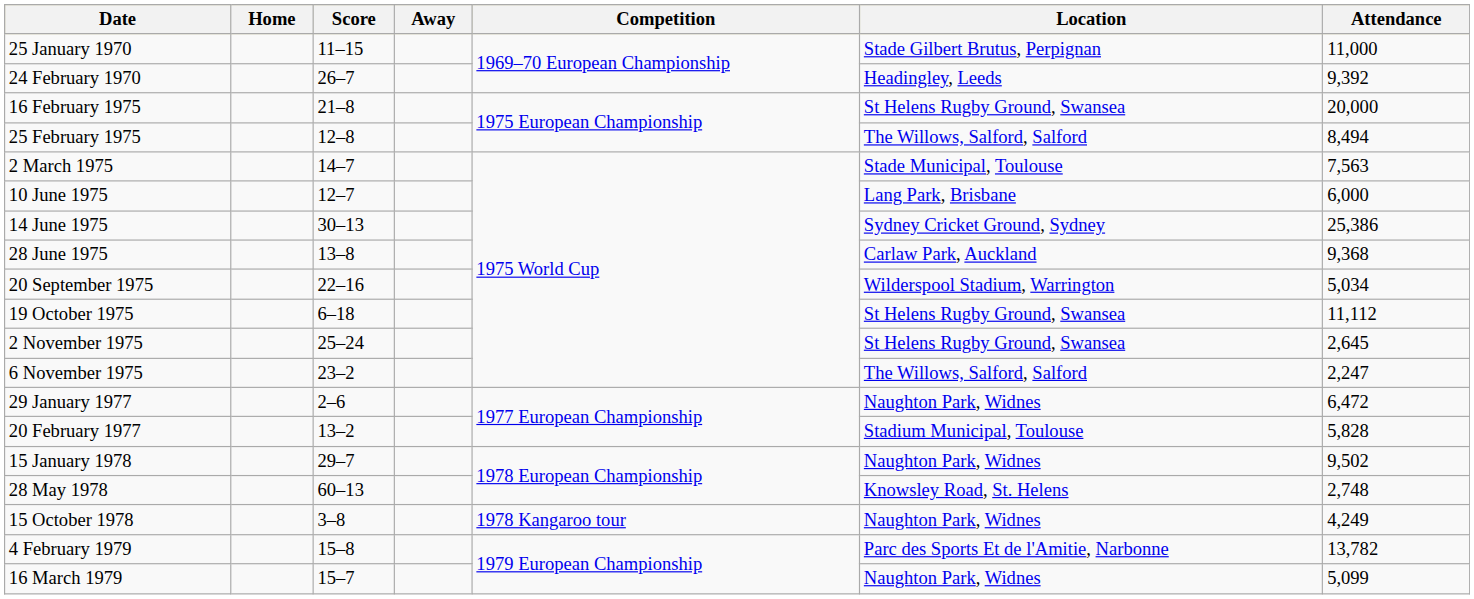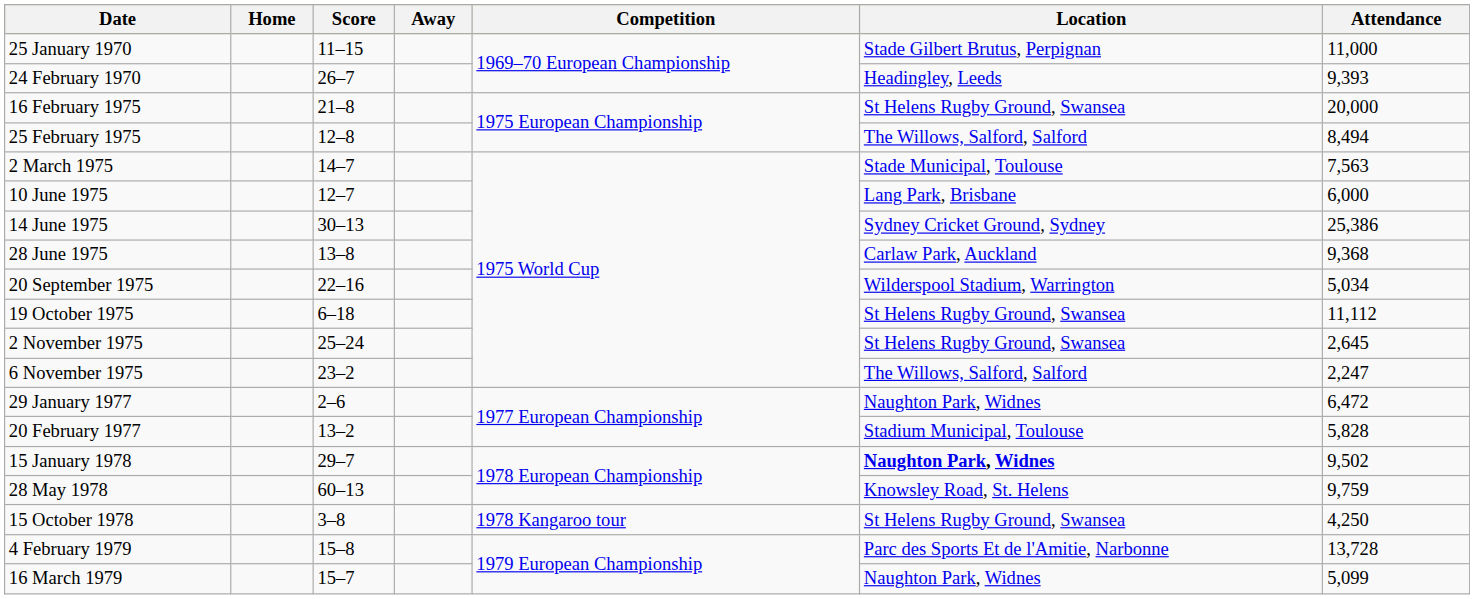(1348, 78) 9,392 -> (1348, 78) 9,393
(952, 460) normal -> (959, 460) bold
(1348, 490) 2,748 -> (1348, 490) 9,759
(952, 519) Naughton Park, Widnes -> (995, 519) St Helens Rugby Ground, Swansea
(1348, 519) 4,249 -> (1348, 519) 4,250
(1353, 549) 13,782 -> (1353, 549) 13,728
